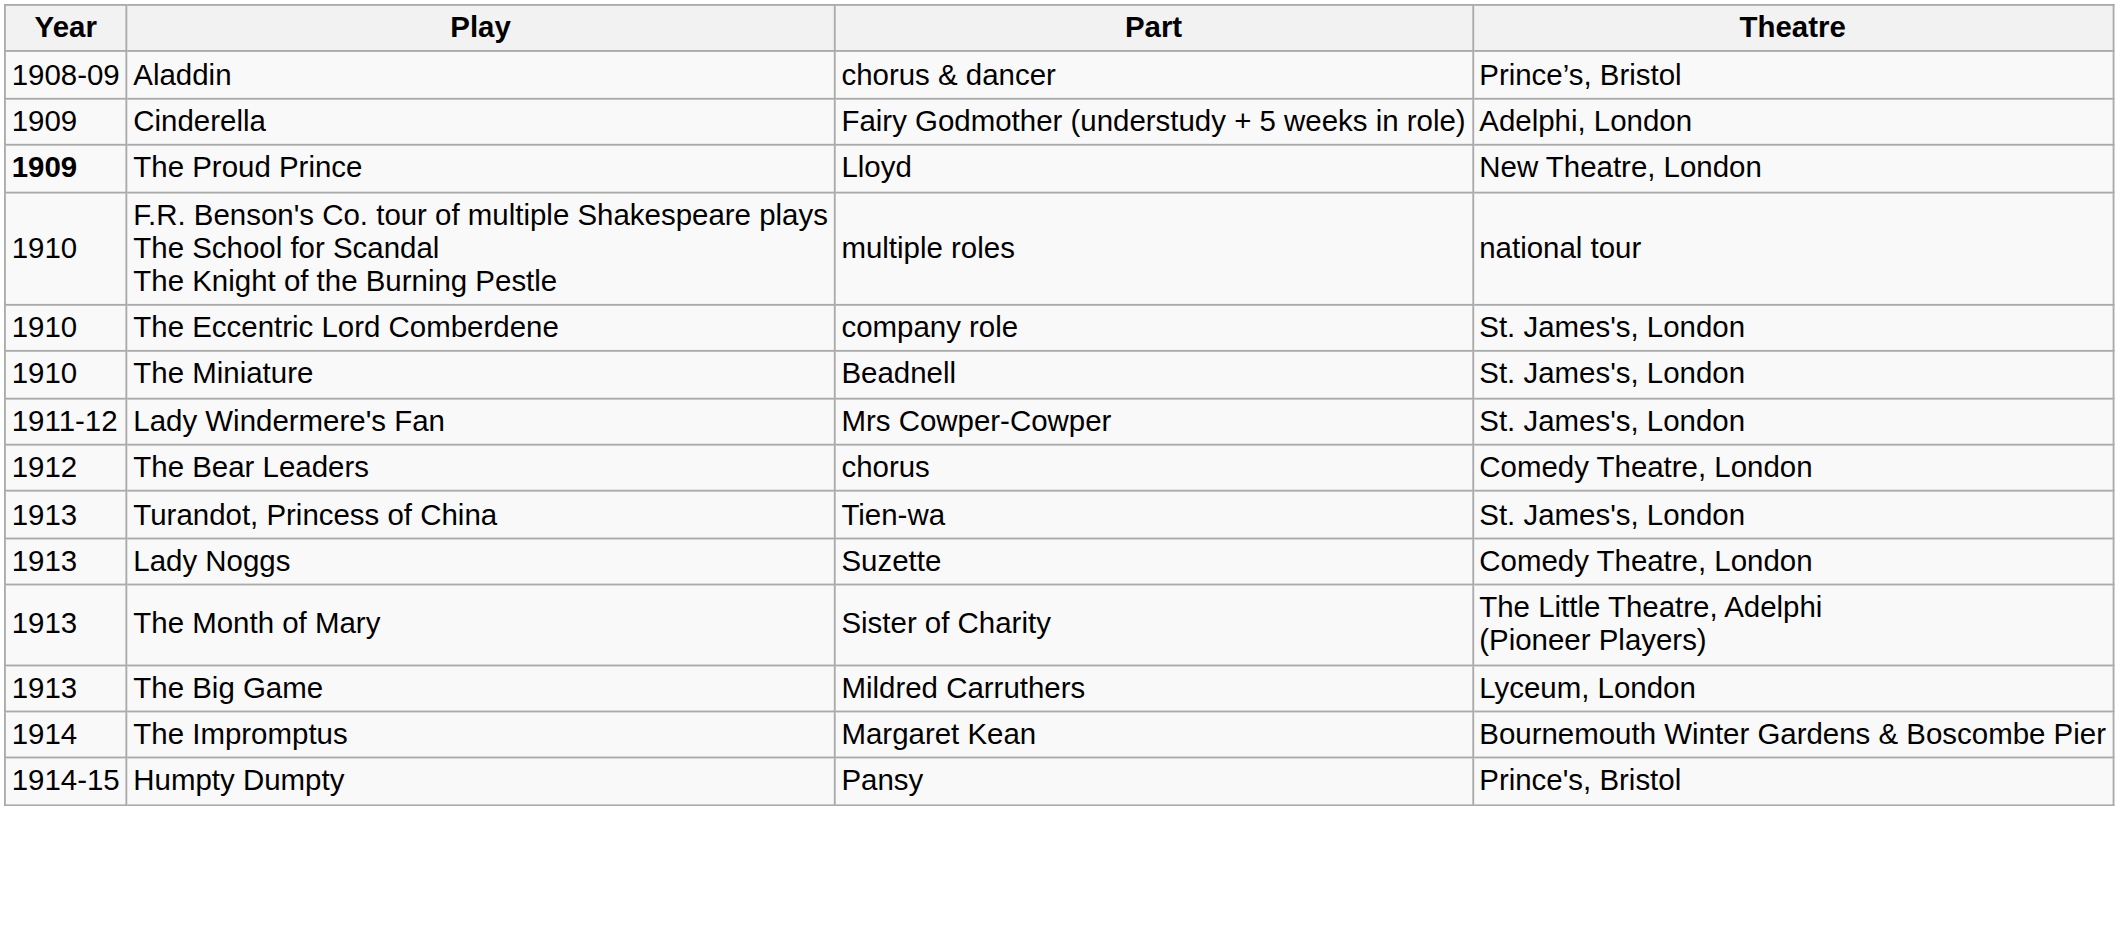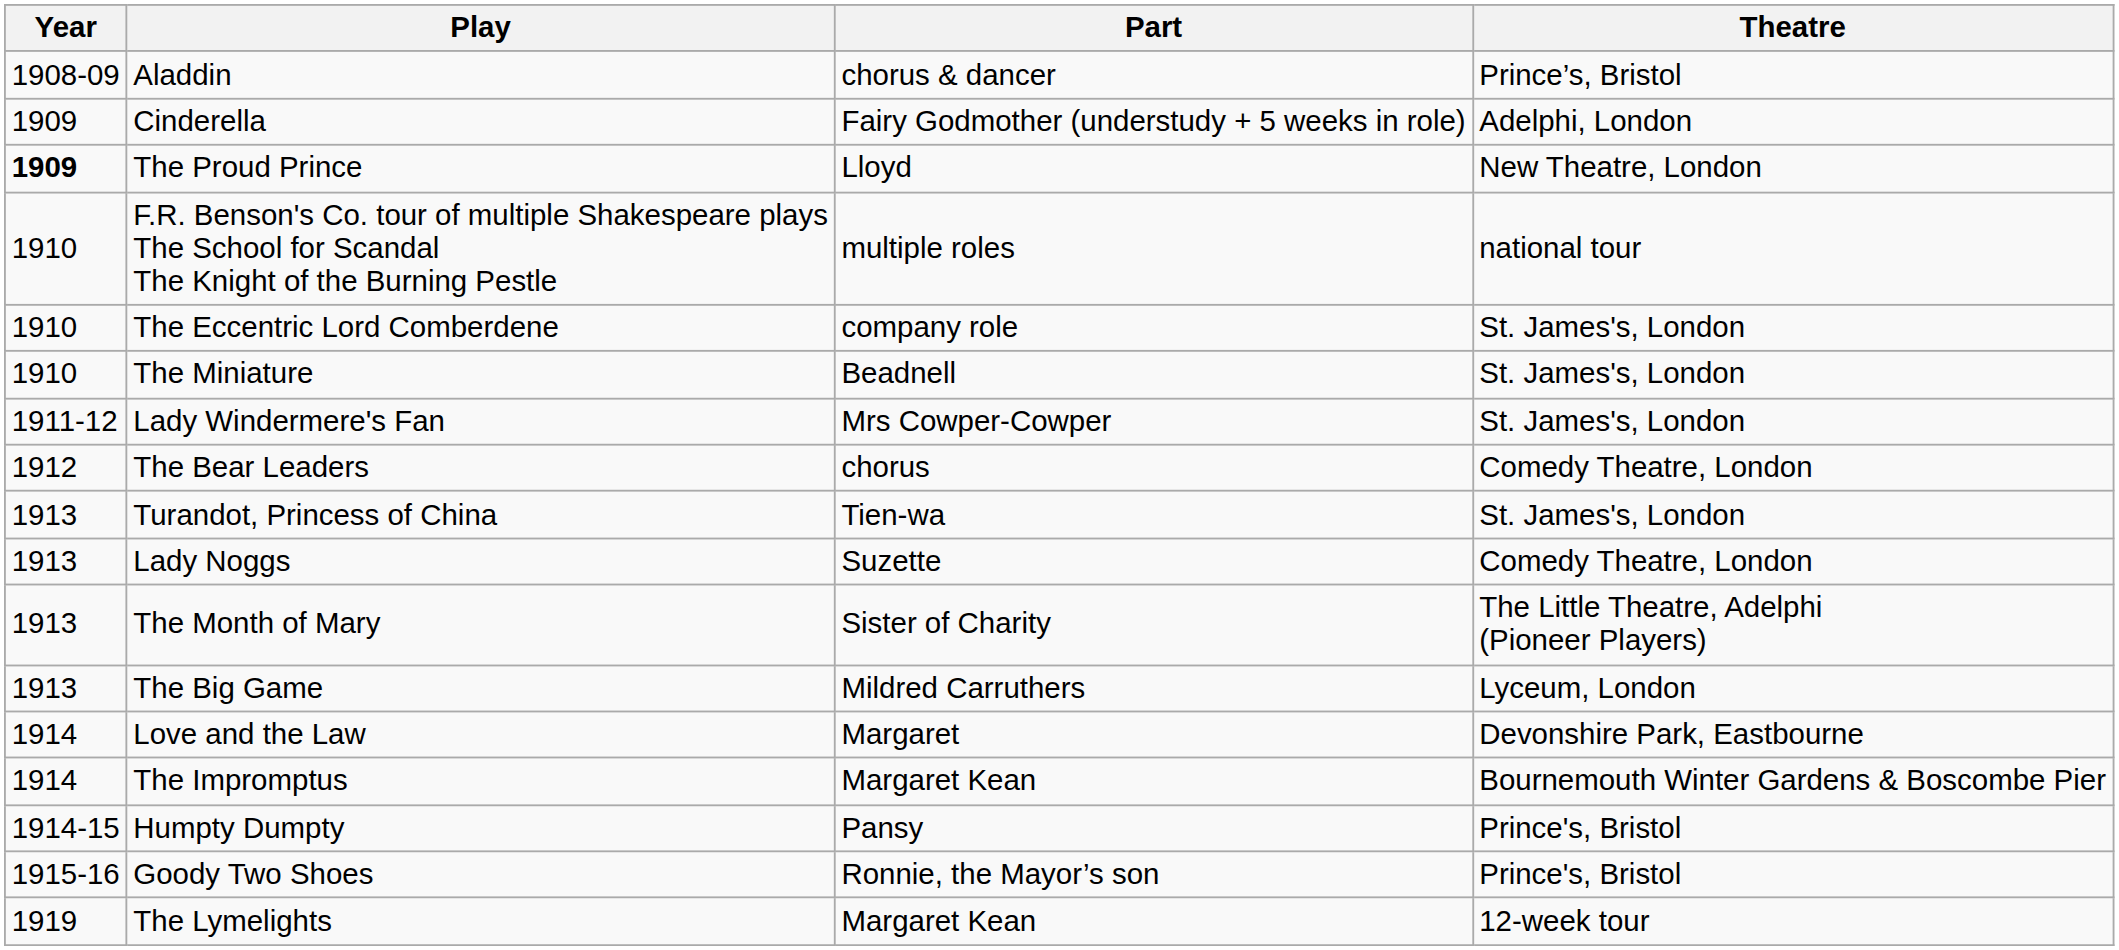+ row: (250, 734)
+ row: (253, 874)
+ row: (233, 920)
